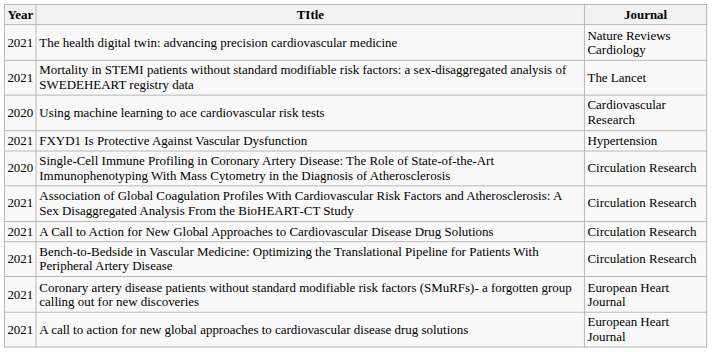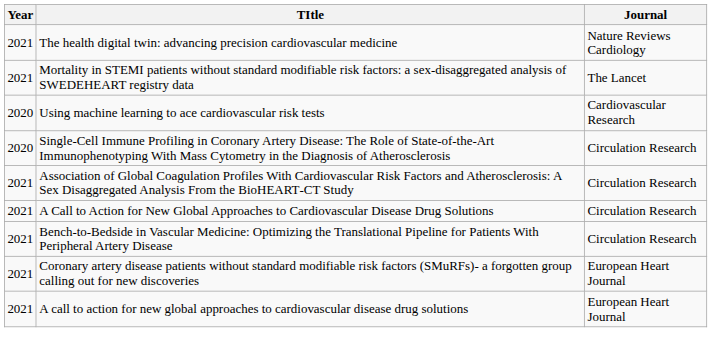- row: (173, 140)
